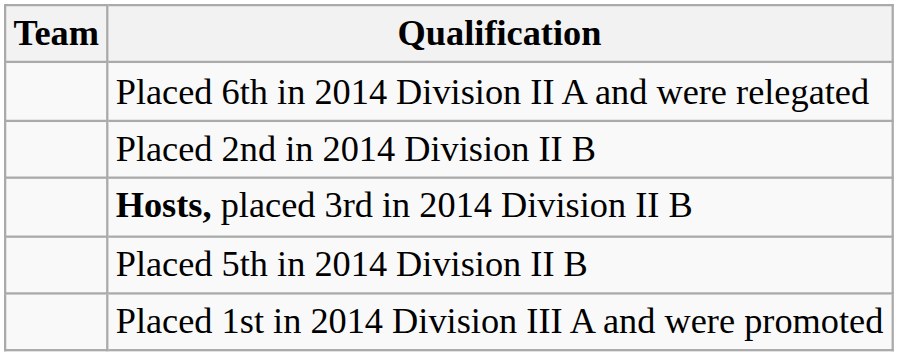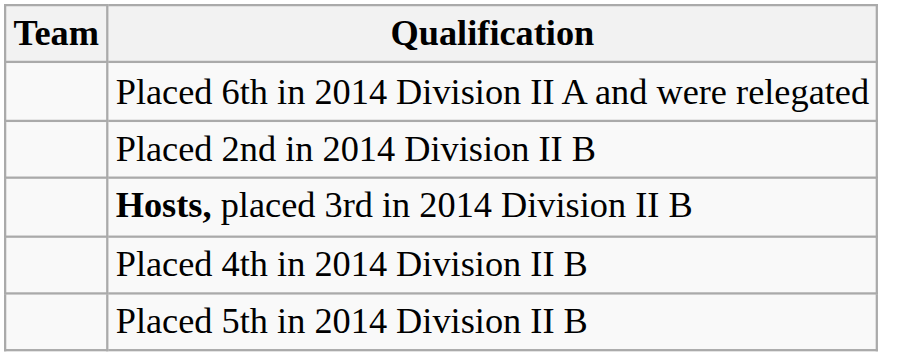+ row: (352, 263)
- row: (500, 321)
